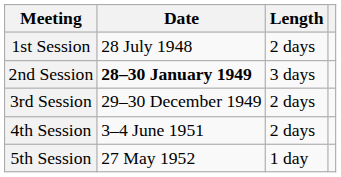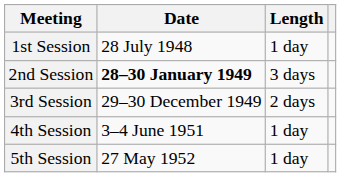(292, 46) 2 days -> (289, 46) 1 day
(292, 130) 2 days -> (289, 130) 1 day
